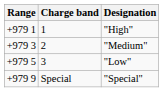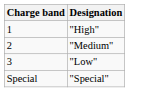- column: (21, 12)
